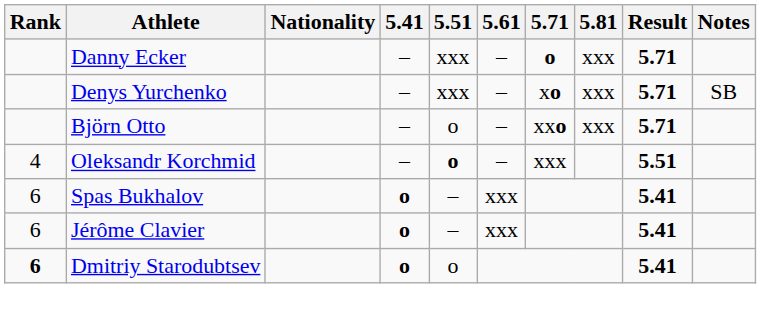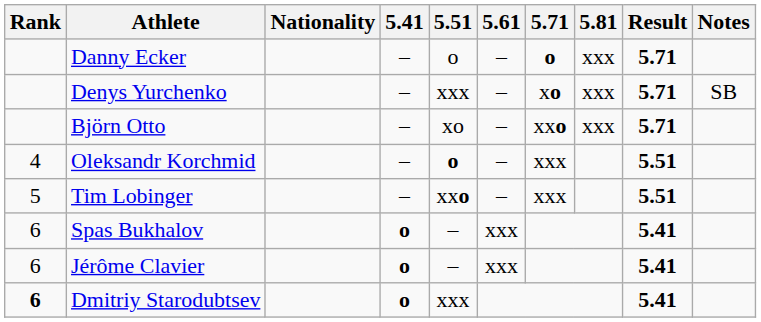(453, 56) xxx -> (453, 56) o
(453, 126) o -> (453, 126) xo
+ row: (132, 195)
(453, 265) o -> (453, 299) xxx
